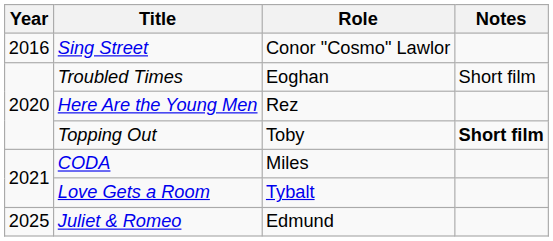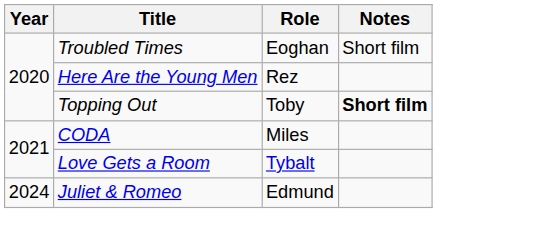- row: (103, 47)
(29, 221) 2025 -> (29, 192) 2024
